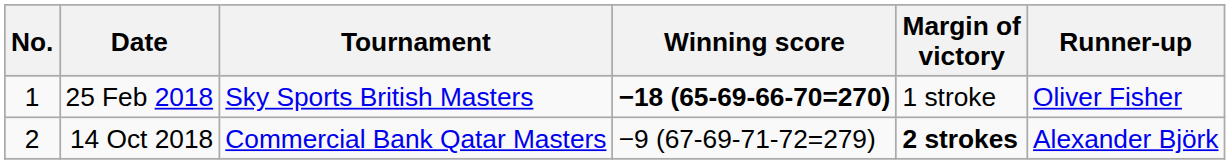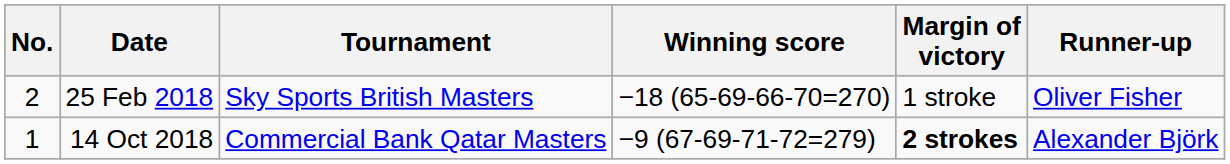(32, 97) 1 -> (32, 97) 2
(754, 97) bold -> (754, 97) normal
(32, 139) 2 -> (32, 139) 1
